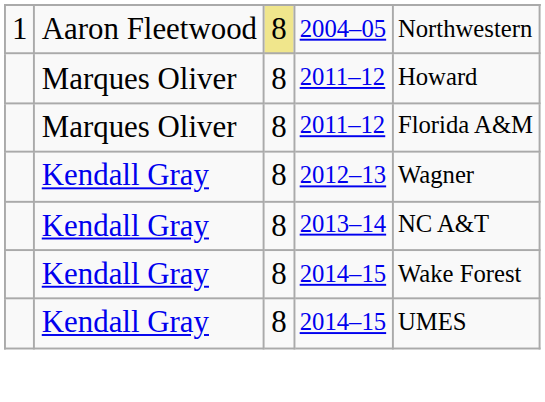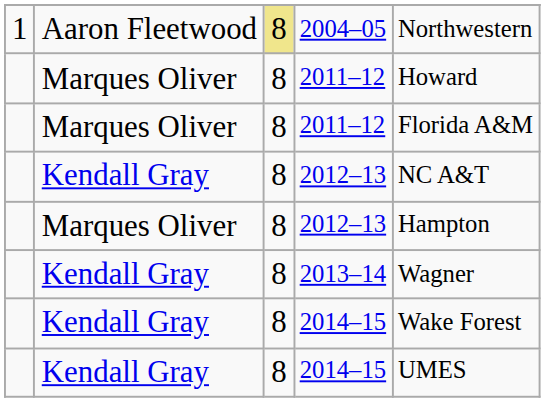(436, 175) Wagner -> (444, 175) NC A&T
+ row: (139, 224)
(444, 224) NC A&T -> (436, 273) Wagner
